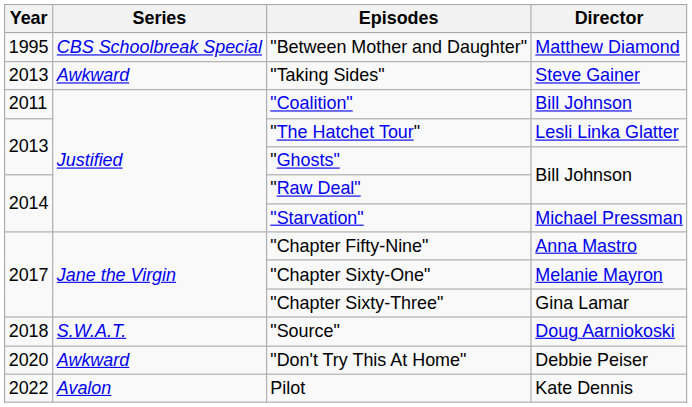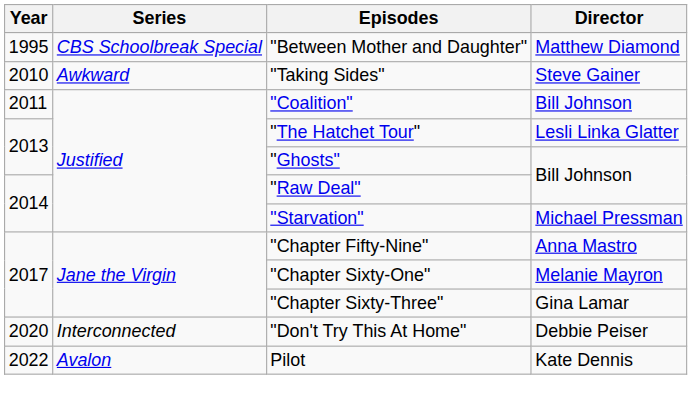(29, 75) 2013 -> (29, 75) 2010
- row: (305, 331)
(93, 359) Awkward -> (116, 331) Interconnected
